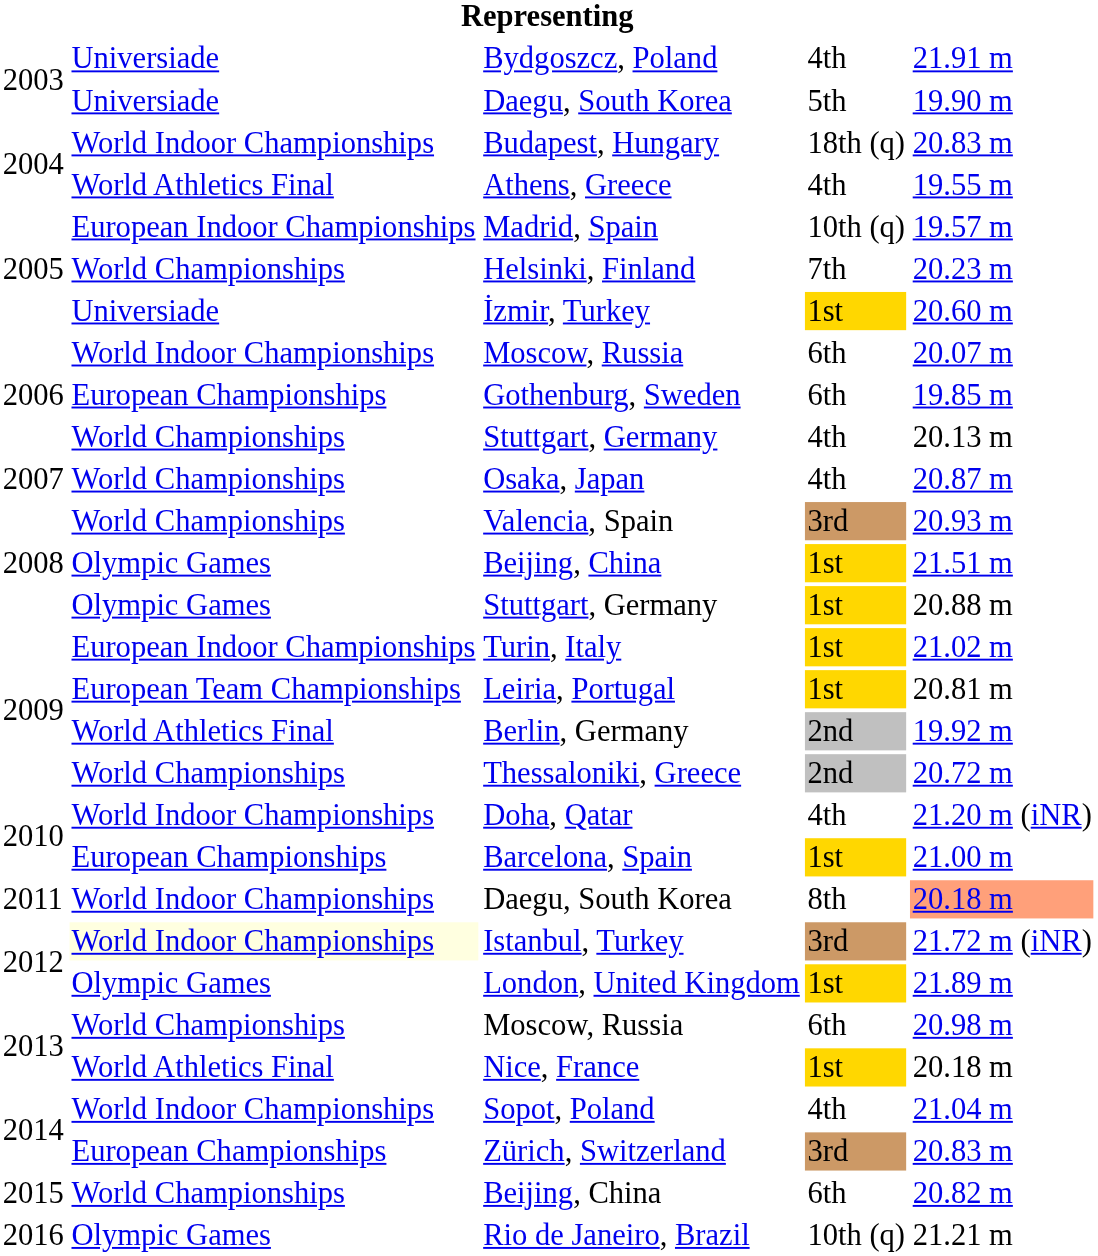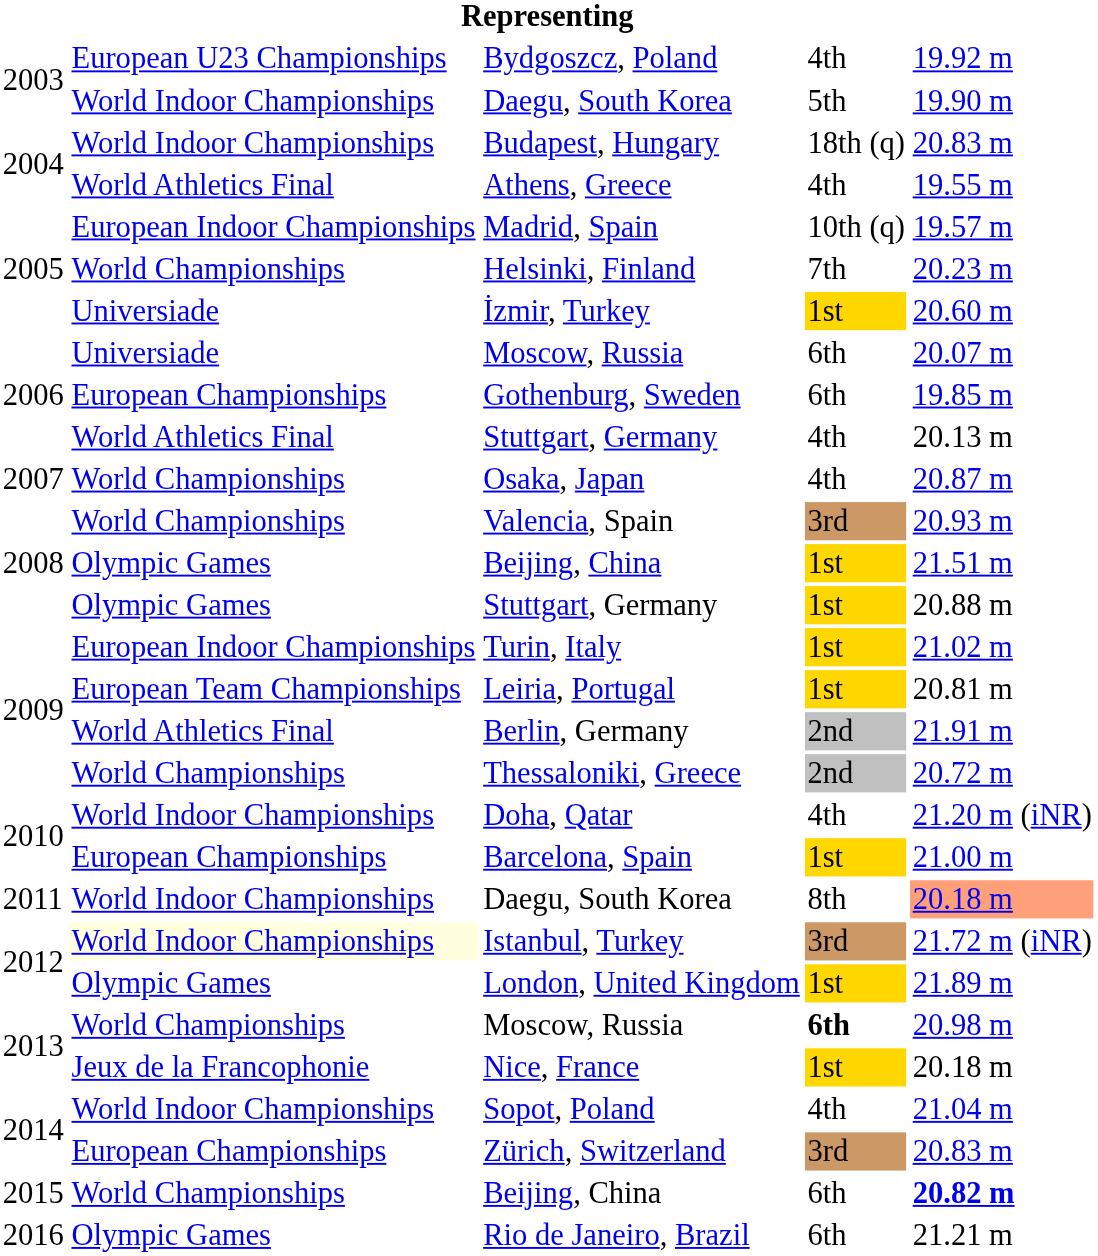(145, 58) Universiade -> (259, 58) European U23 Championships
(963, 58) 21.91 m -> (963, 58) 19.92 m
(145, 100) Universiade -> (253, 100) World Indoor Championships
(253, 352) World Indoor Championships -> (145, 352) Universiade
(208, 436) World Championships -> (203, 436) World Athletics Final
(963, 730) 19.92 m -> (963, 730) 21.91 m
(827, 1024) normal -> (829, 1024) bold
(203, 1066) World Athletics Final -> (220, 1066) Jeux de la Francophonie
(963, 1193) normal -> (964, 1193) bold
(856, 1235) 10th (q) -> (827, 1235) 6th
